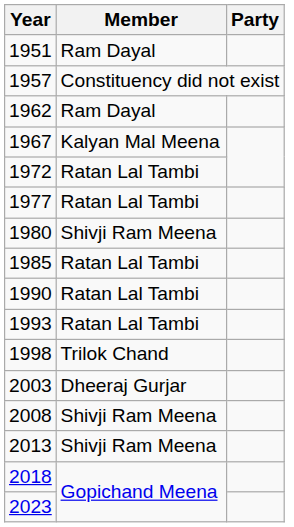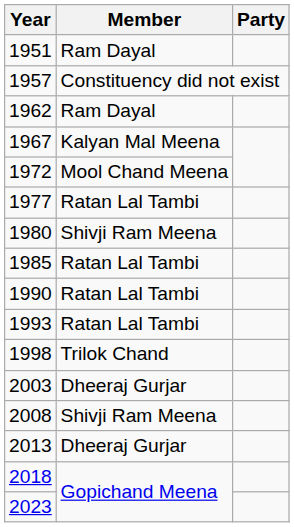(130, 171) Ratan Lal Tambi -> (144, 171) Mool Chand Meena
(138, 446) Shivji Ram Meena -> (124, 446) Dheeraj Gurjar
